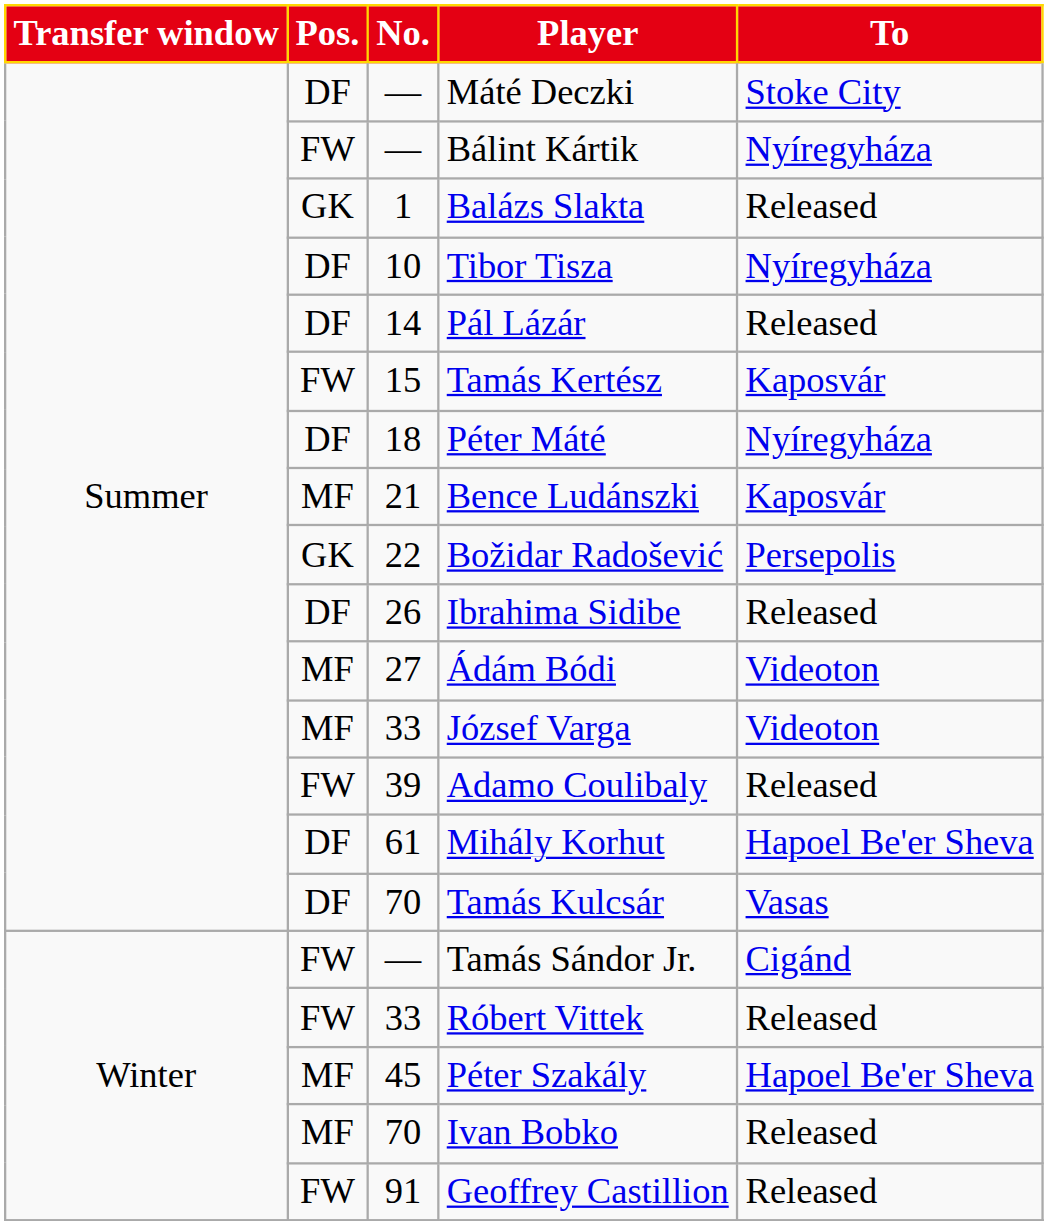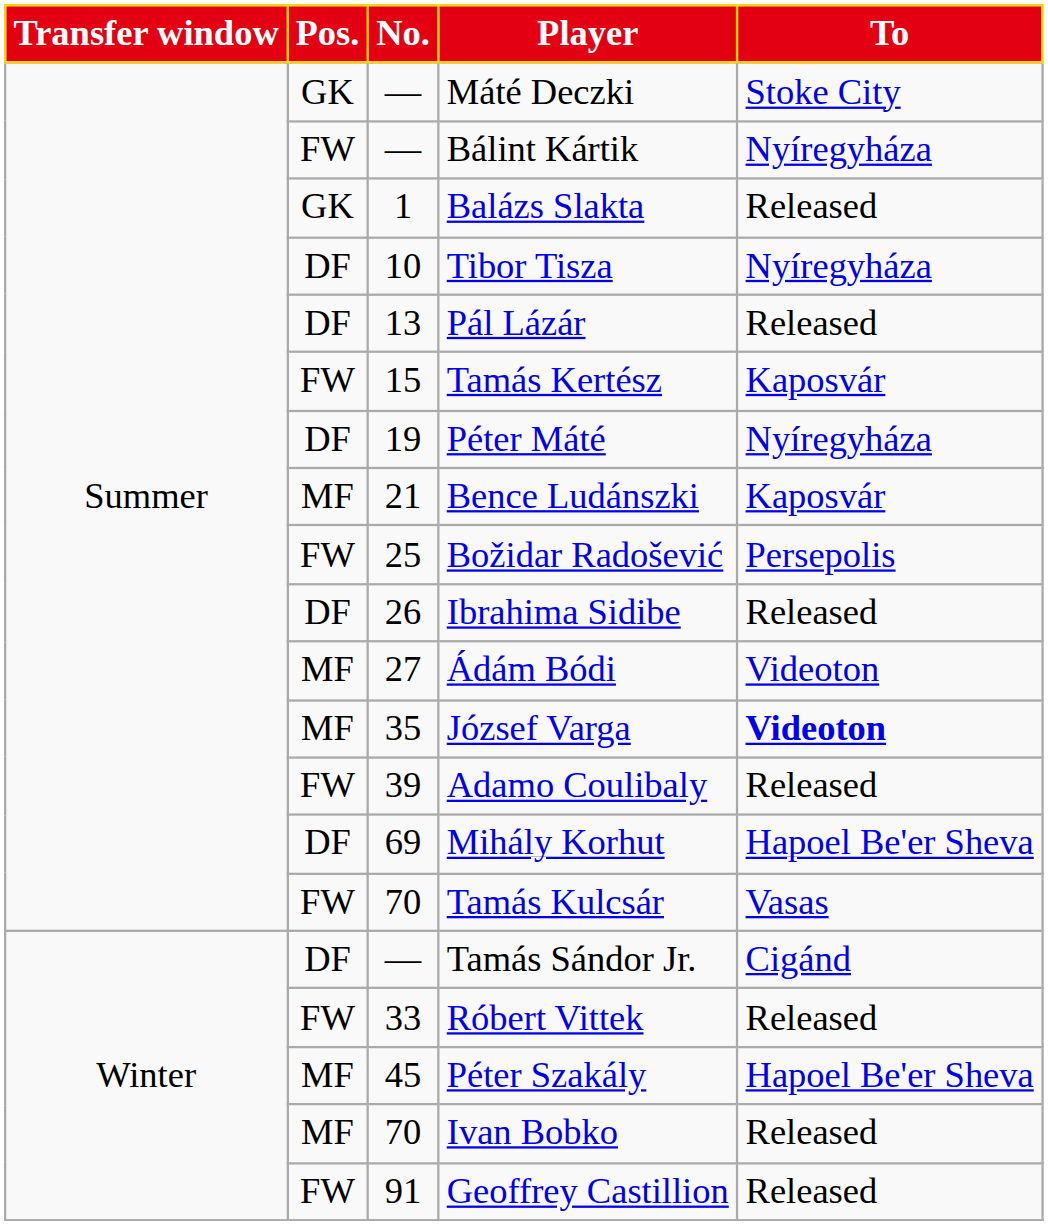(327, 91) DF -> (327, 91) GK
(403, 322) 14 -> (403, 322) 13
(403, 438) 18 -> (403, 438) 19
(327, 554) GK -> (327, 554) FW
(403, 554) 22 -> (403, 554) 25
(403, 727) 33 -> (403, 727) 35
(812, 727) normal -> (816, 727) bold
(403, 843) 61 -> (403, 843) 69
(327, 901) DF -> (327, 901) FW
(327, 959) FW -> (327, 959) DF
